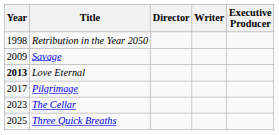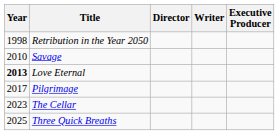(17, 56) 2009 -> (17, 56) 2010
